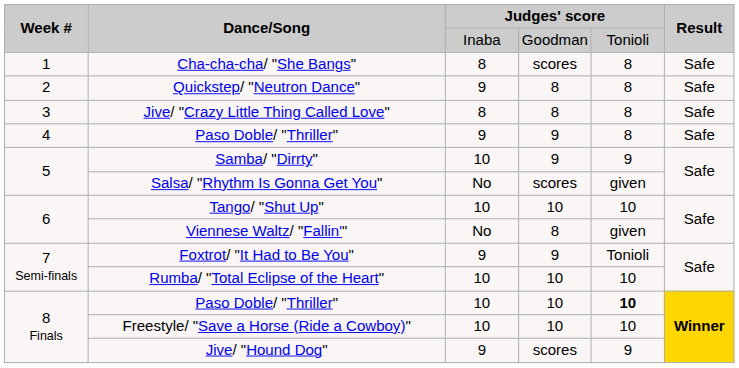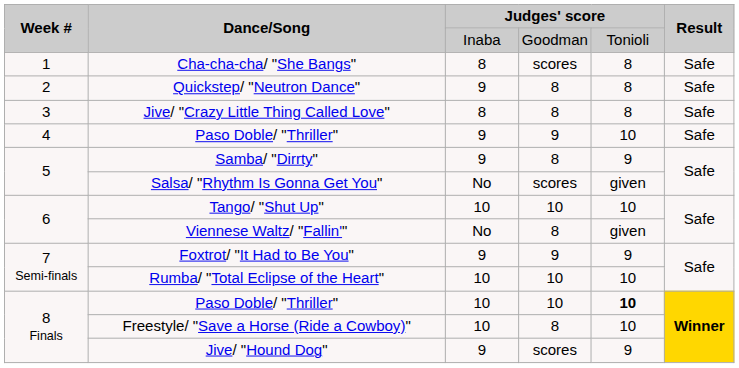(628, 135) 8 -> (628, 135) 10
(482, 159) 10 -> (482, 159) 9
(555, 159) 9 -> (555, 159) 8
(628, 254) Tonioli -> (628, 254) 9
(555, 326) 10 -> (555, 326) 8
